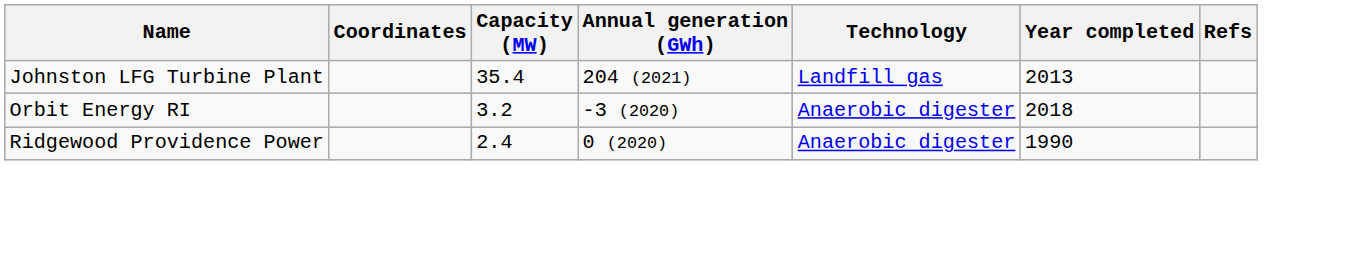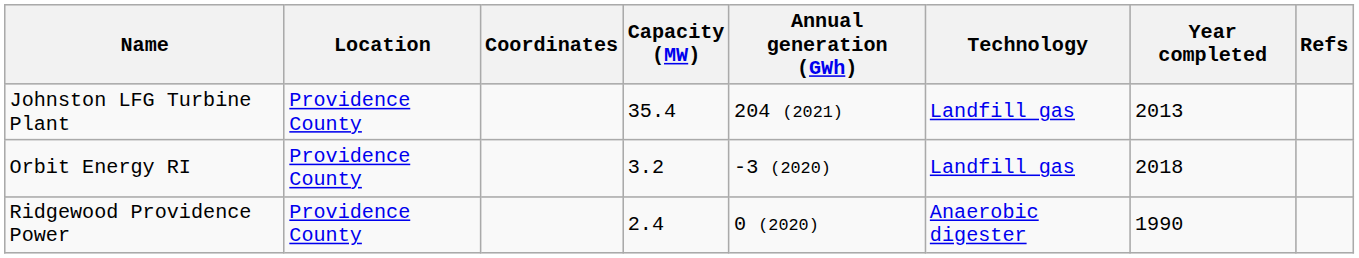+ column: (382, 44)
(907, 110) Anaerobic digester -> (1002, 168) Landfill gas
